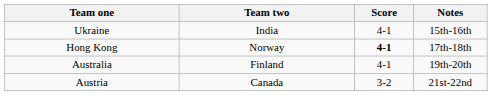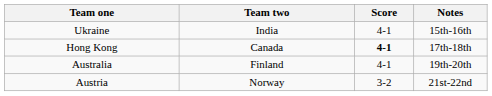(267, 47) Norway -> (267, 47) Canada
(267, 82) Canada -> (267, 82) Norway
